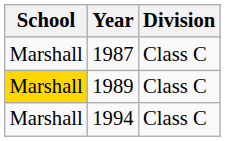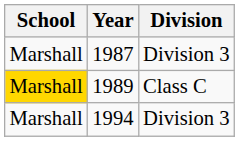(175, 53) Class C -> (186, 53) Division 3
(175, 119) Class C -> (186, 119) Division 3
